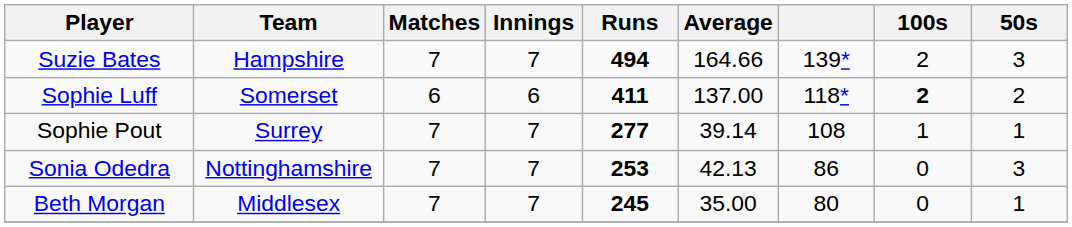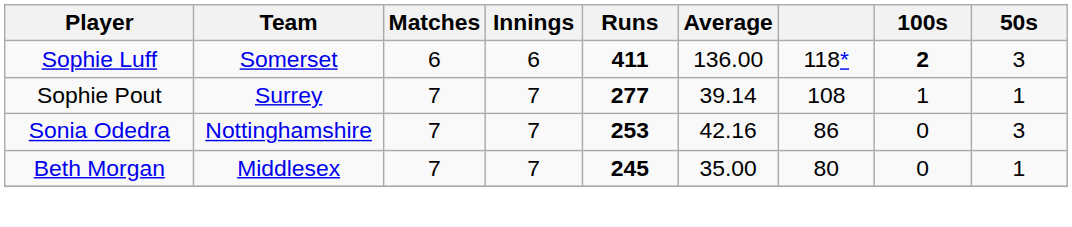- row: (99, 58)
(728, 95) 137.00 -> (728, 58) 136.00
(1019, 95) 2 -> (1019, 58) 3
(728, 167) 42.13 -> (728, 131) 42.16
